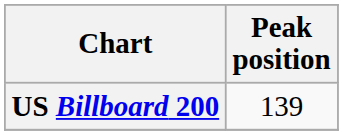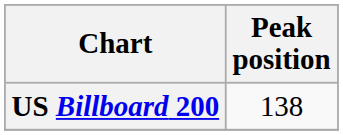(282, 105) 139 -> (282, 105) 138
